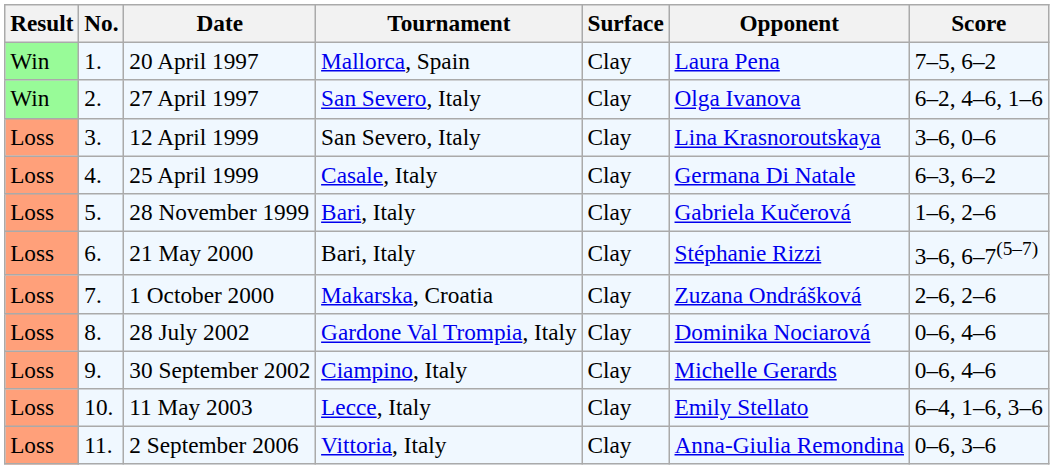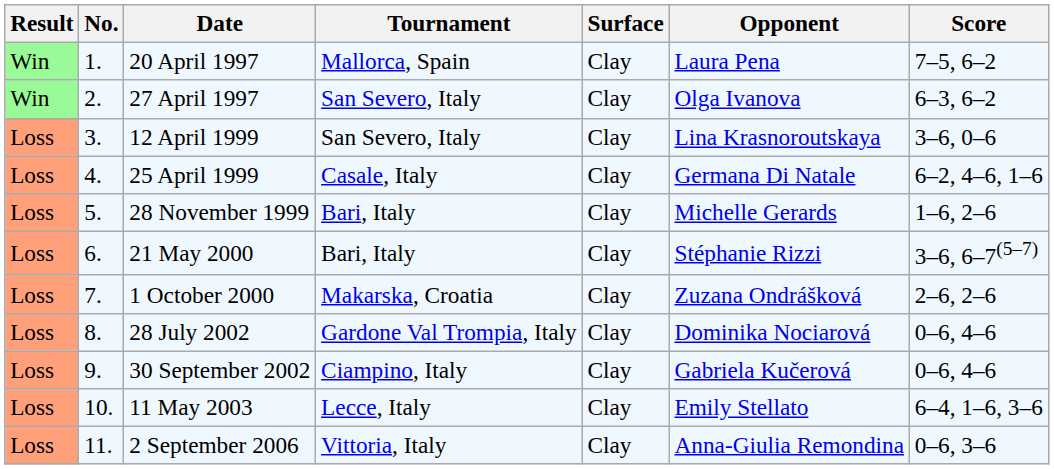(979, 98) 6–2, 4–6, 1–6 -> (955, 98) 6–3, 6–2
(955, 174) 6–3, 6–2 -> (979, 174) 6–2, 4–6, 1–6
(763, 211) Gabriela Kučerová -> (756, 211) Michelle Gerards
(756, 369) Michelle Gerards -> (763, 369) Gabriela Kučerová
